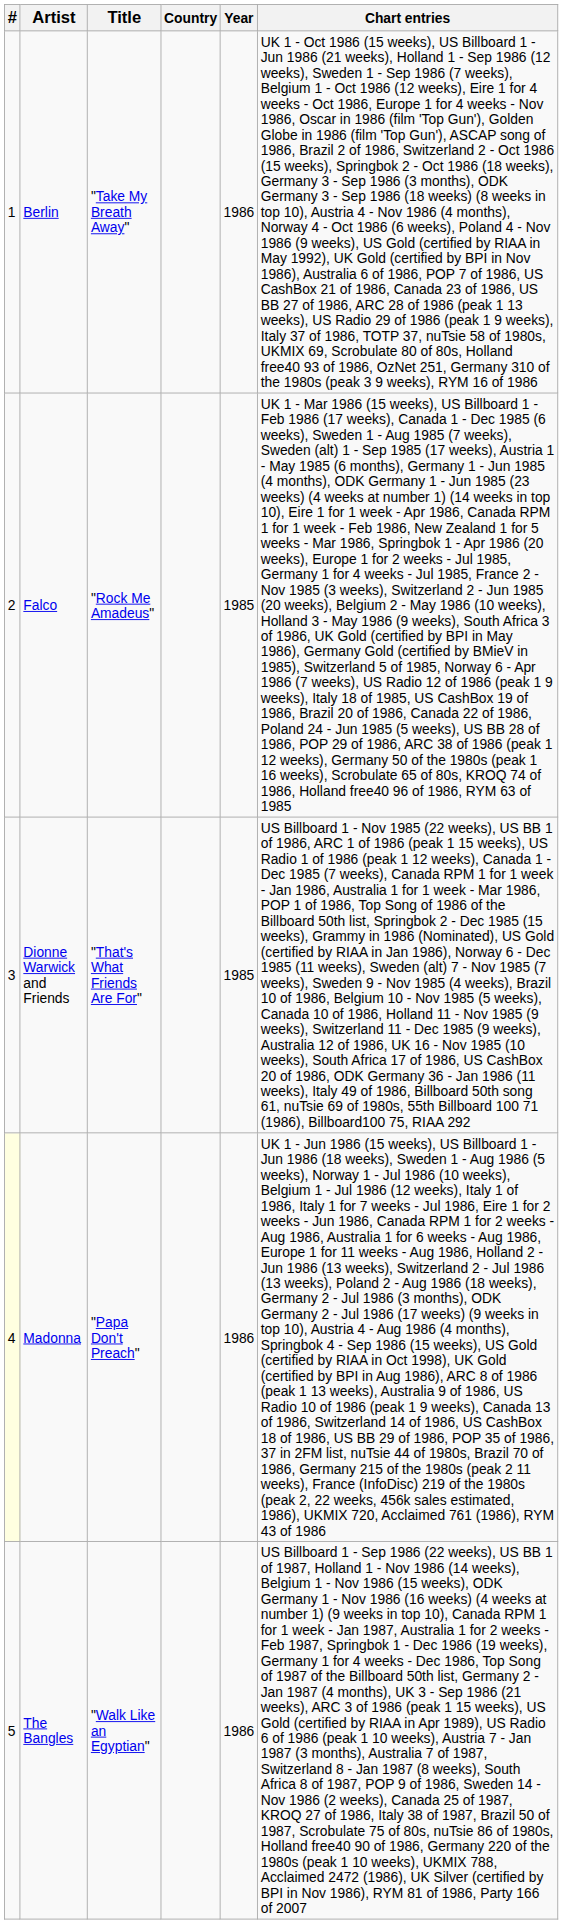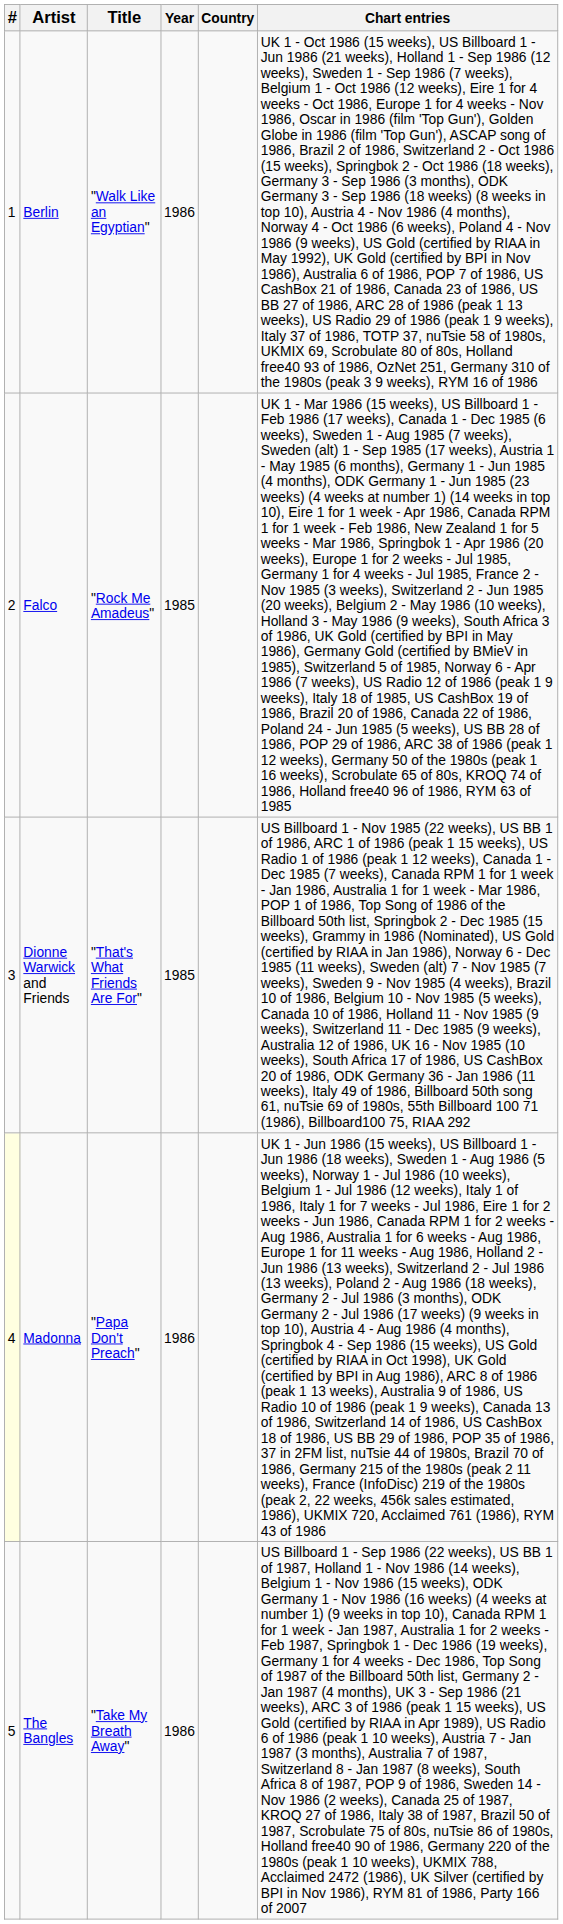columns swapped: (239, 18) <-> (191, 18)
(119, 212) "Take My Breath Away" -> (123, 212) "Walk Like an Egyptian"
(123, 1731) "Walk Like an Egyptian" -> (119, 1731) "Take My Breath Away"
